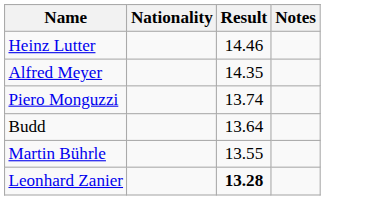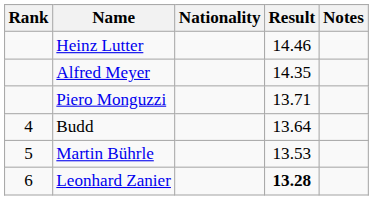+ column: (28, 18)
(244, 99) 13.74 -> (292, 99) 13.71
(244, 153) 13.55 -> (292, 153) 13.53
